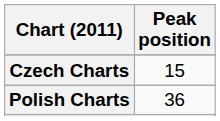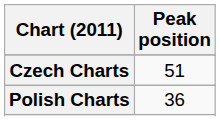(175, 70) 15 -> (175, 70) 51
